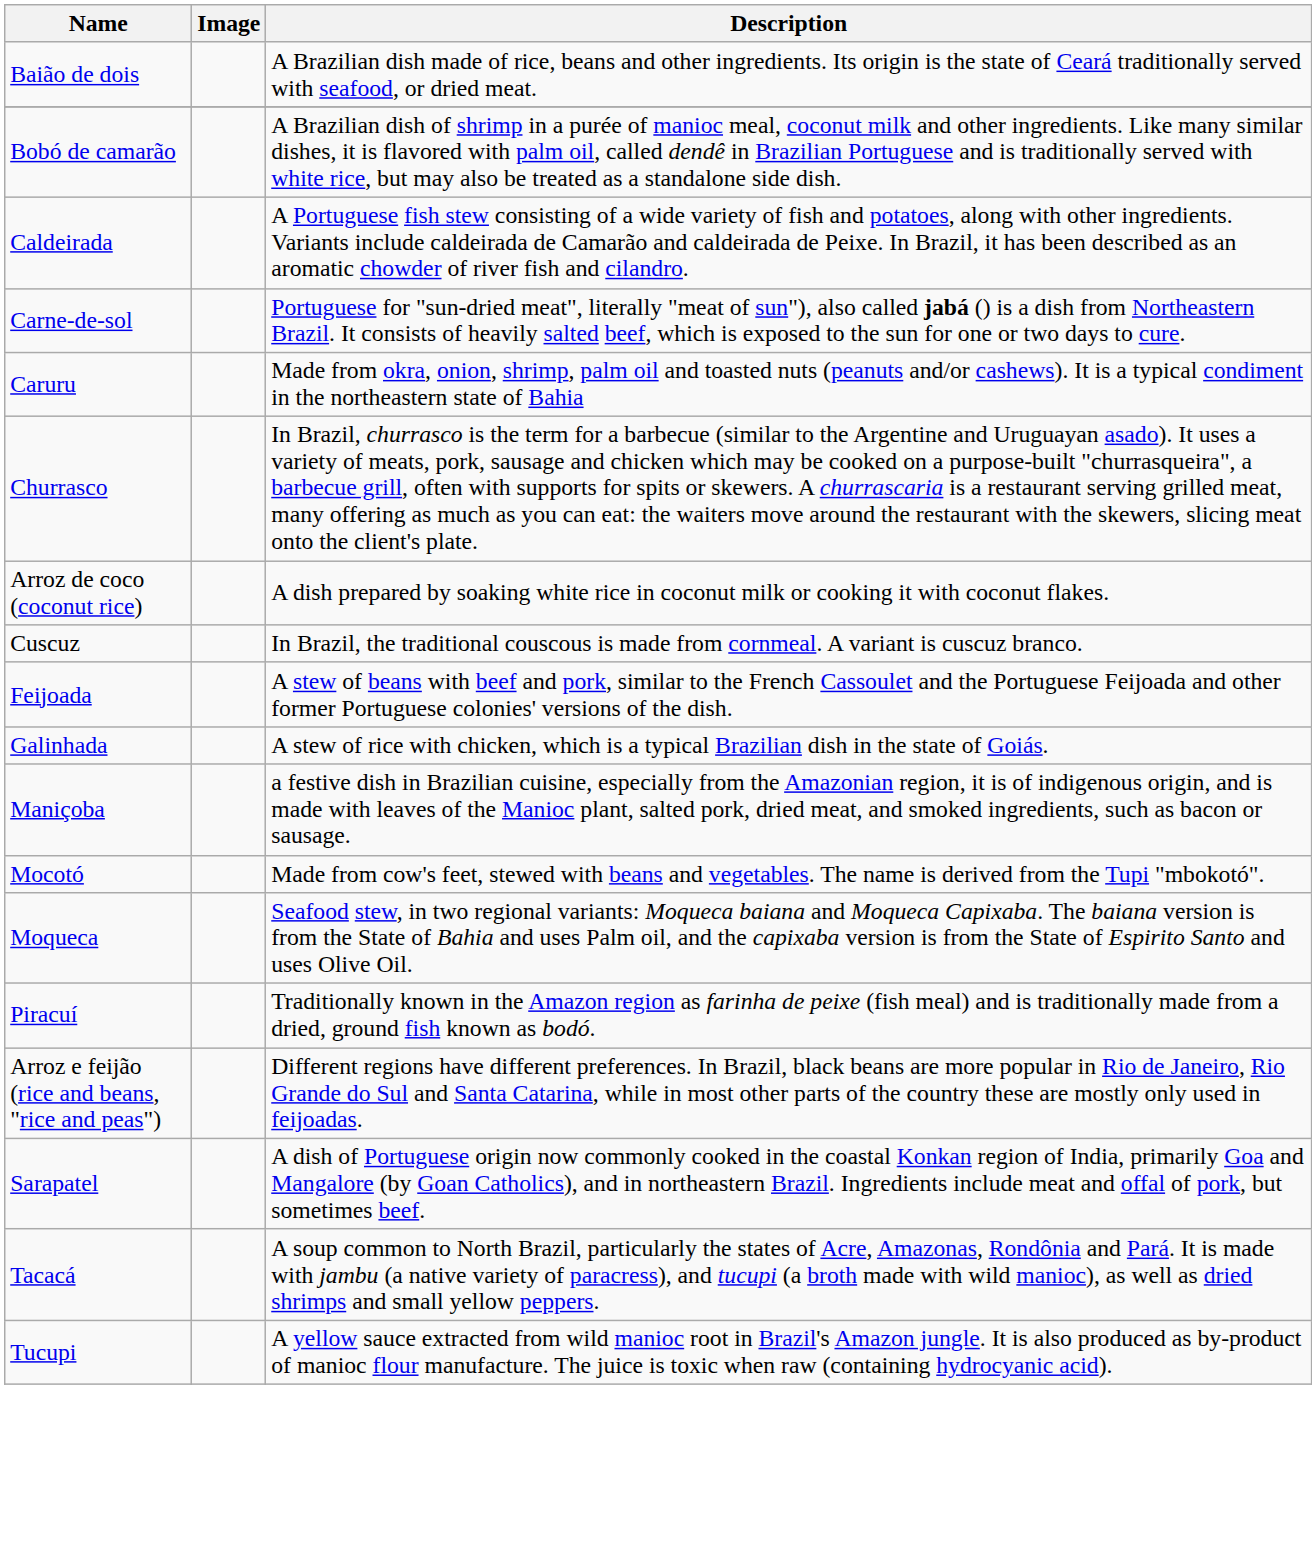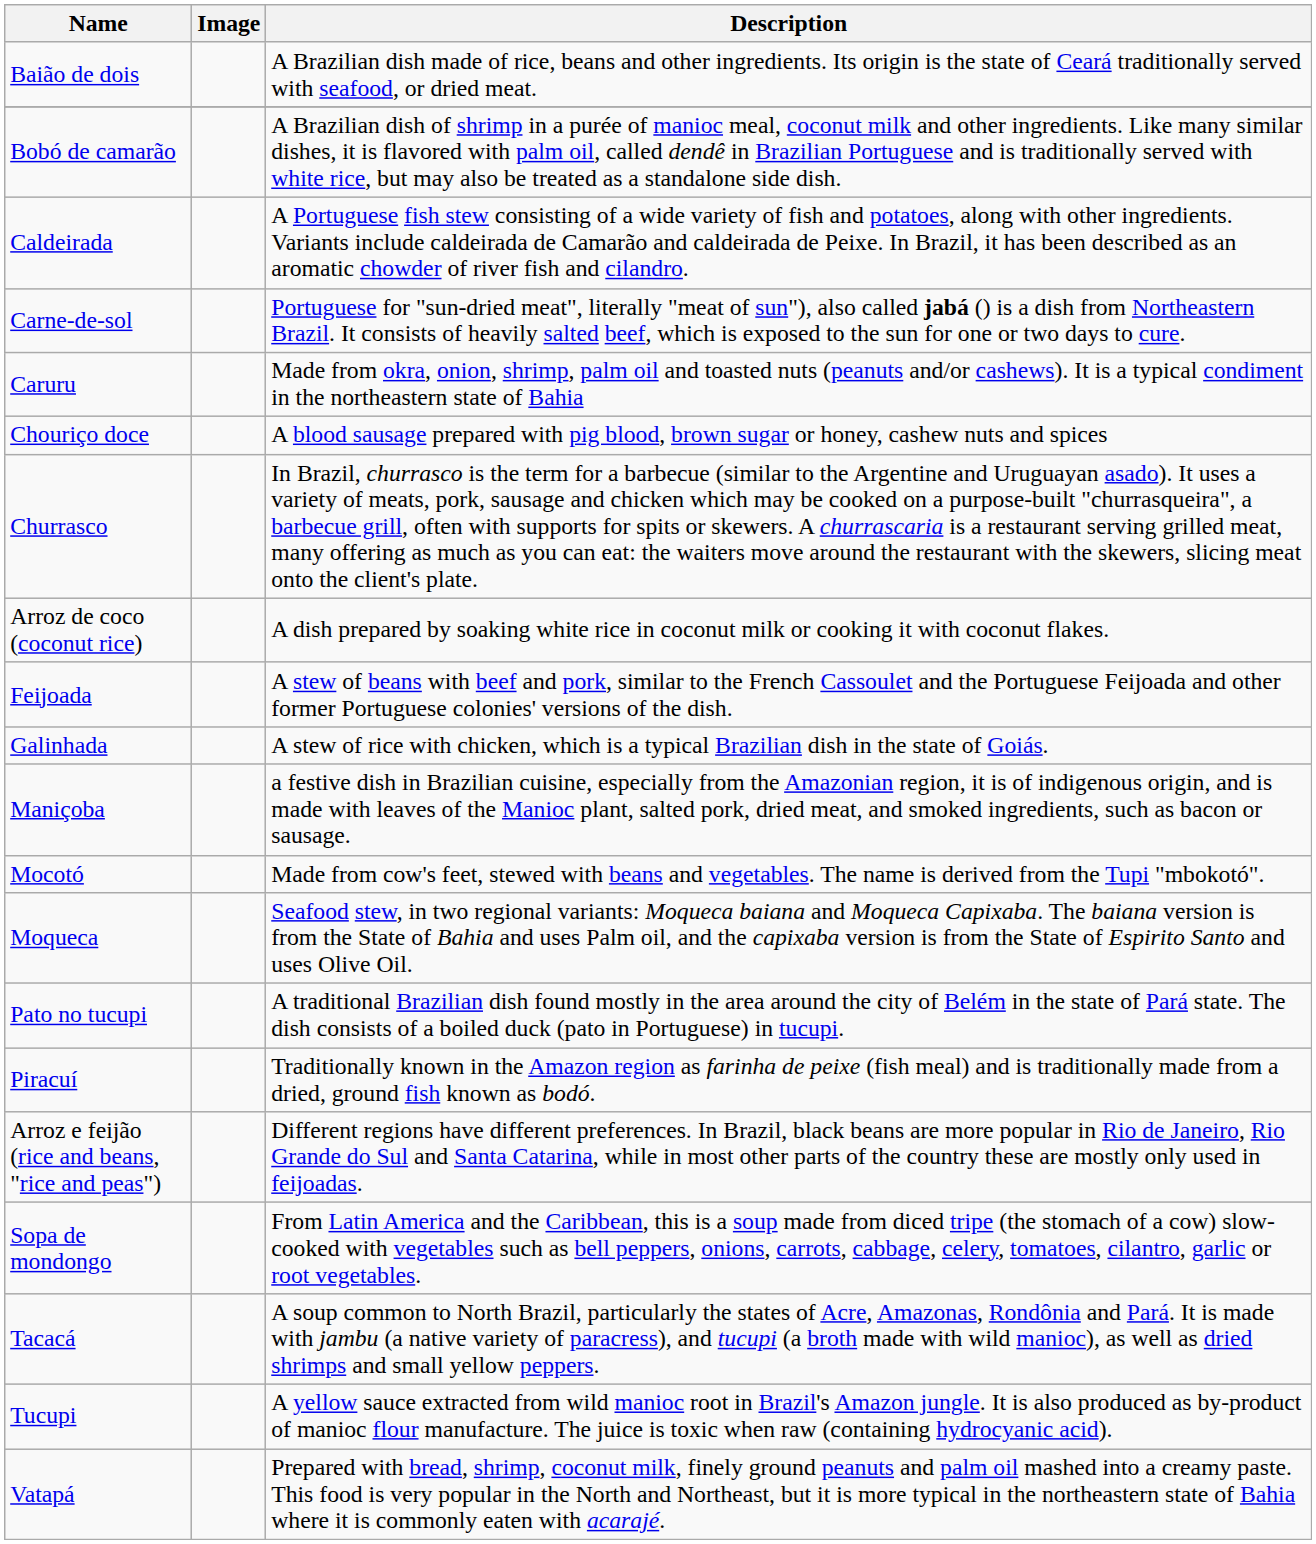+ row: (80, 435)
- row: (45, 643)
+ row: (79, 1015)
- row: (54, 1183)
+ row: (61, 1247)
+ row: (42, 1493)
